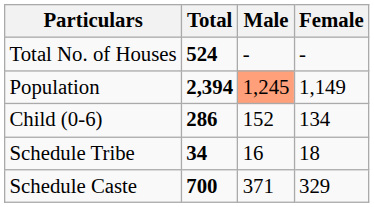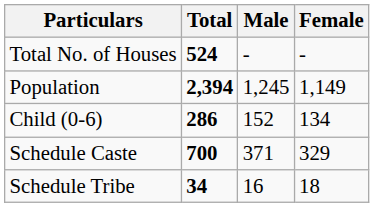(266, 86) lightsalmon background -> (266, 86) no background
rows swapped: (73, 185) <-> (72, 152)
